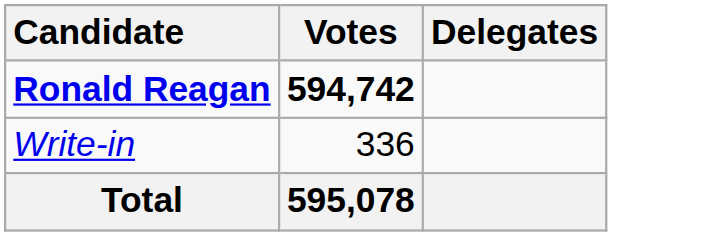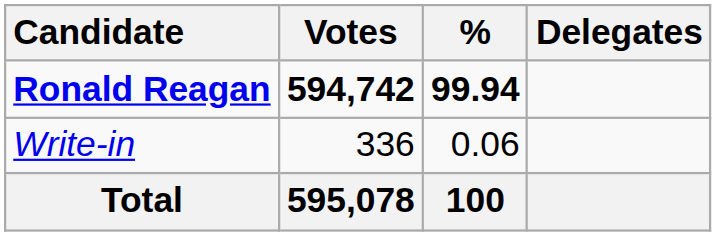+ column: (475, 32)
